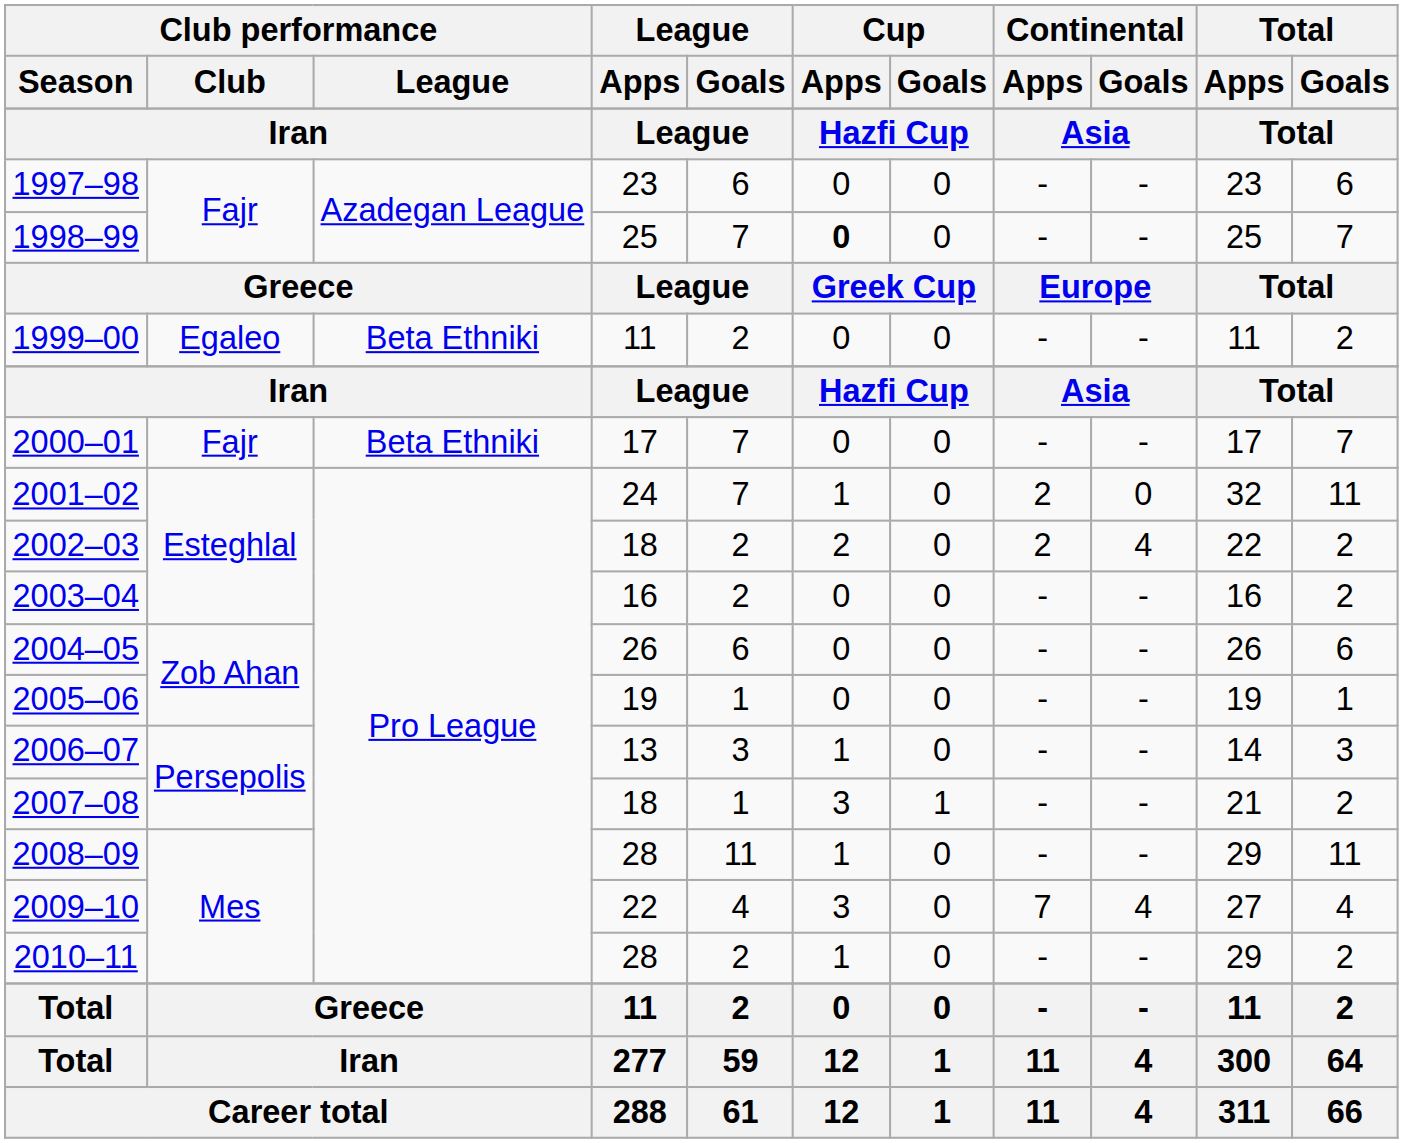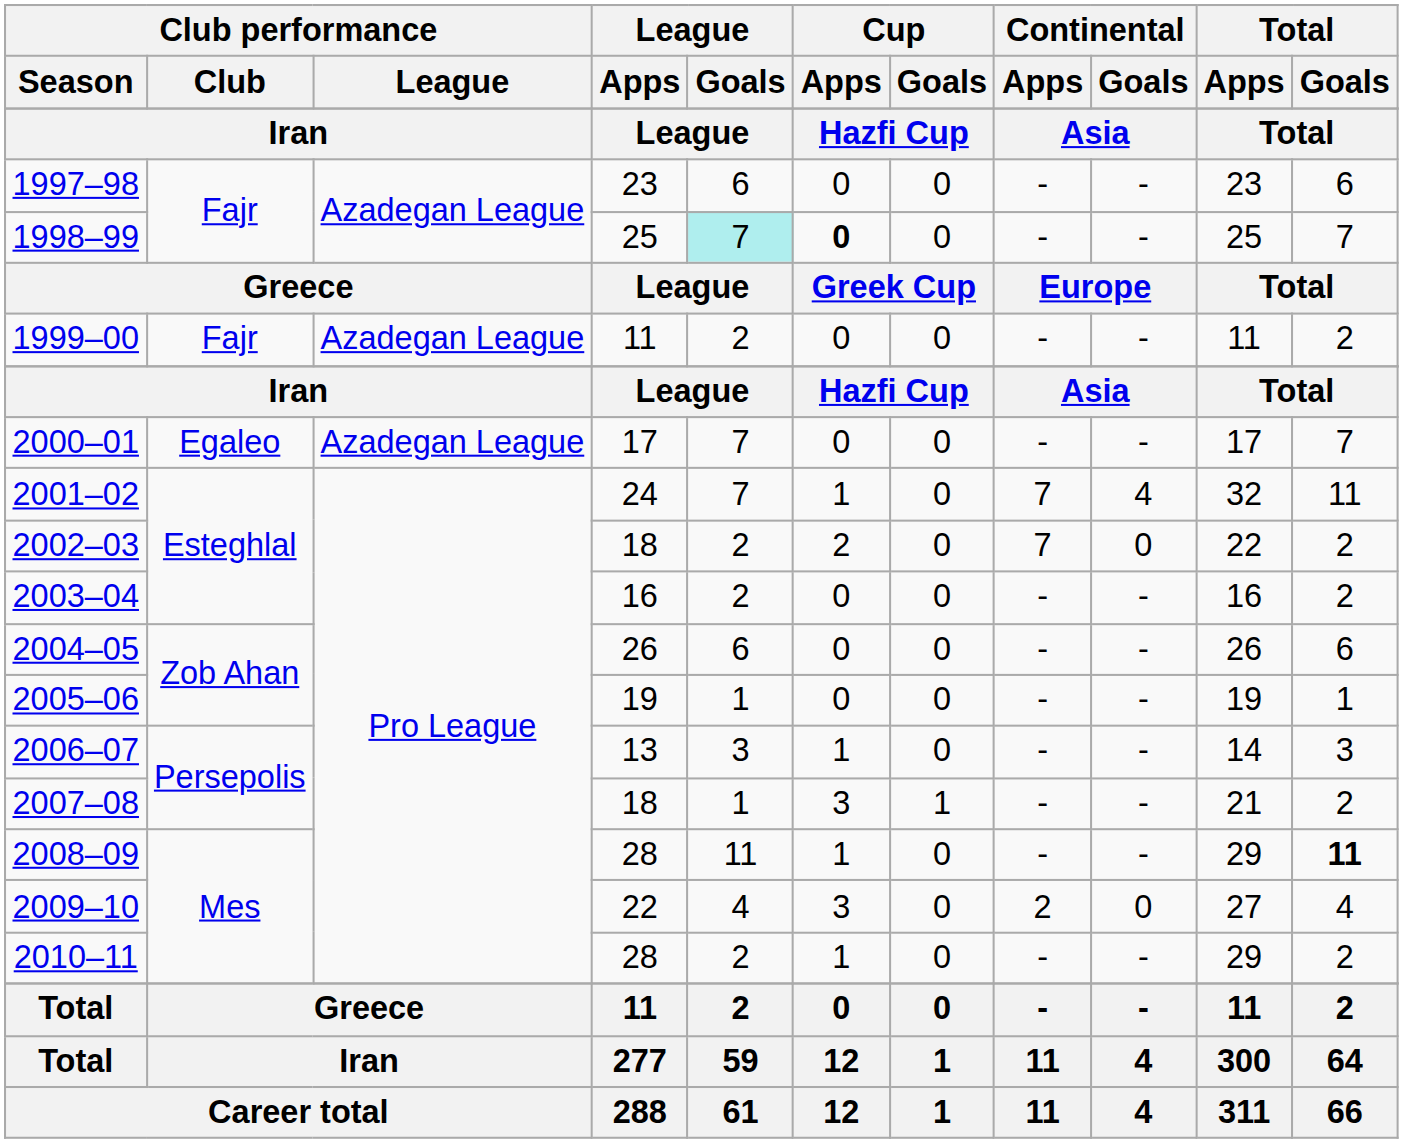(741, 236) no background -> (741, 236) paleturquoise background
(230, 339) Egaleo -> (230, 339) Fajr
(452, 339) Beta Ethniki -> (452, 339) Azadegan League
(230, 442) Fajr -> (230, 442) Egaleo
(452, 442) Beta Ethniki -> (452, 442) Azadegan League
(1043, 493) 2 -> (1043, 493) 7
(1143, 493) 0 -> (1143, 493) 4
(1043, 545) 2 -> (1043, 545) 7
(1143, 545) 4 -> (1143, 545) 0
(1345, 854) normal -> (1345, 854) bold
(1043, 905) 7 -> (1043, 905) 2
(1143, 905) 4 -> (1143, 905) 0
